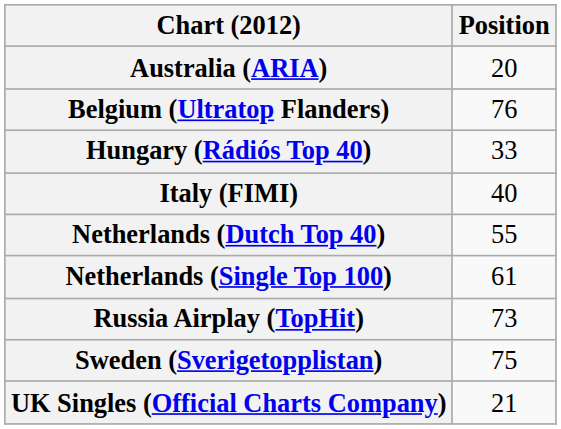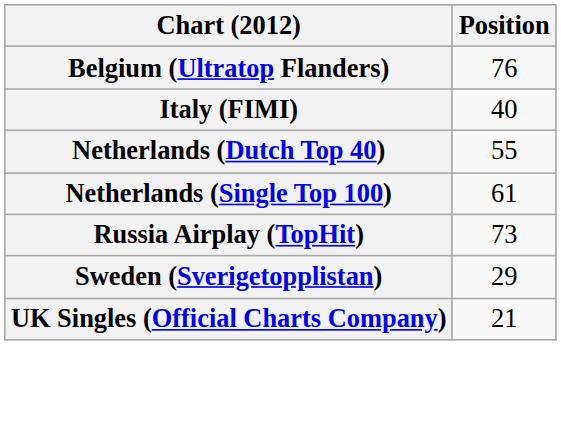- row: (229, 67)
- row: (229, 151)
(504, 360) 75 -> (504, 276) 29
